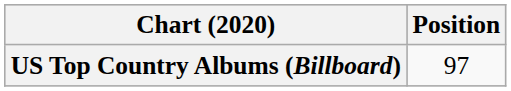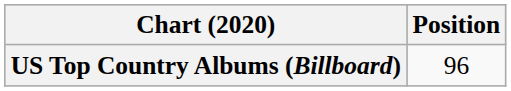(456, 65) 97 -> (456, 65) 96
